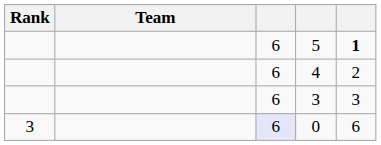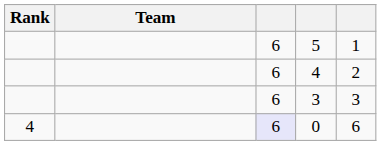(356, 45) bold -> (356, 45) normal
(30, 126) 3 -> (30, 126) 4
